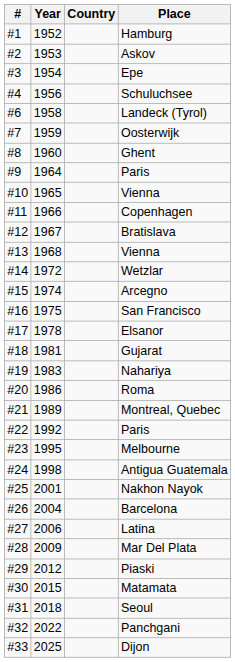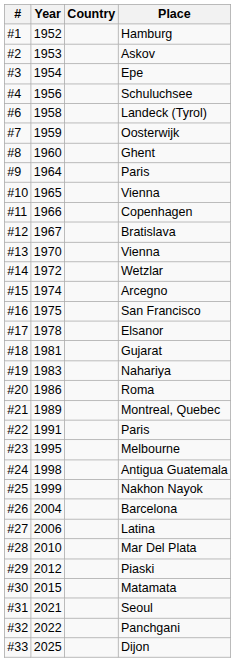(48, 251) 1968 -> (48, 251) 1970
(48, 430) 1992 -> (48, 430) 1991
(48, 489) 2001 -> (48, 489) 1999
(48, 548) 2009 -> (48, 548) 2010
(48, 608) 2018 -> (48, 608) 2021
